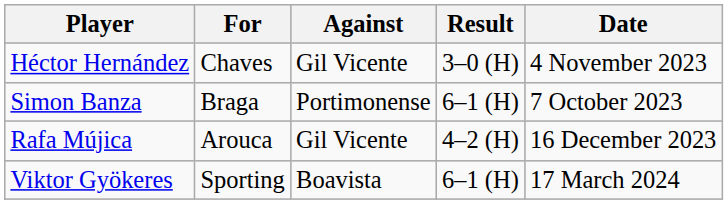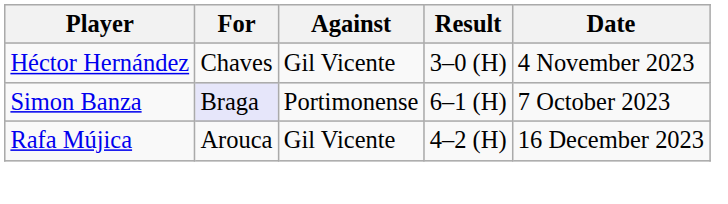(230, 101) no background -> (230, 101) lavender background
- row: (92, 179)
